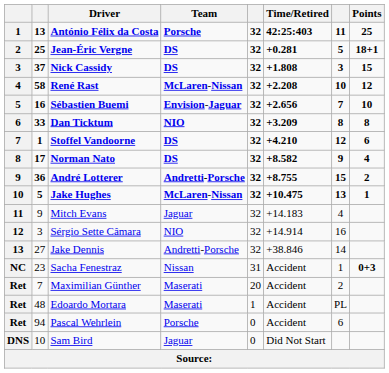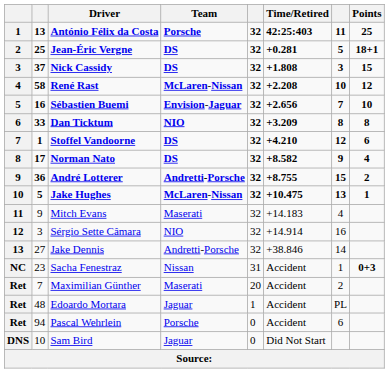(178, 213) Jaguar -> (183, 213) Maserati
(183, 303) Maserati -> (178, 303) Jaguar
